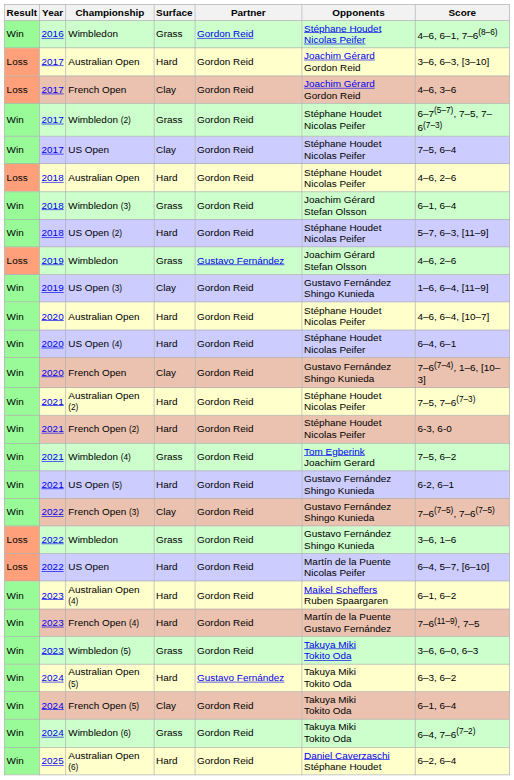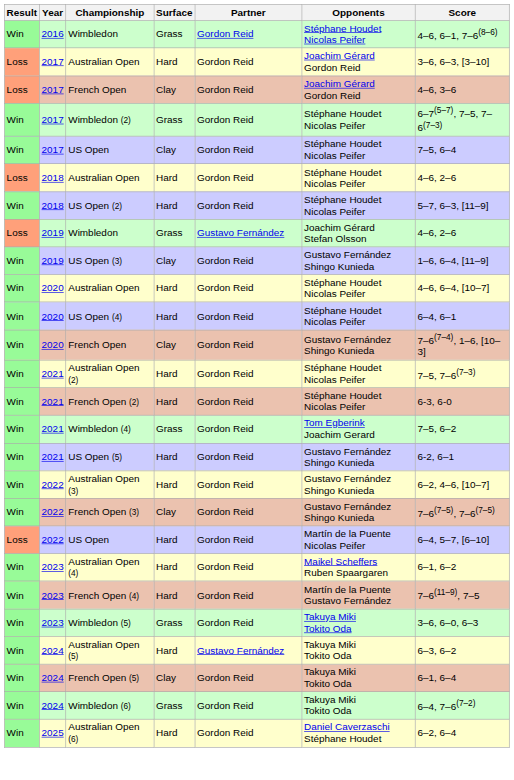- row: (53, 205)
+ row: (53, 484)
- row: (53, 539)
